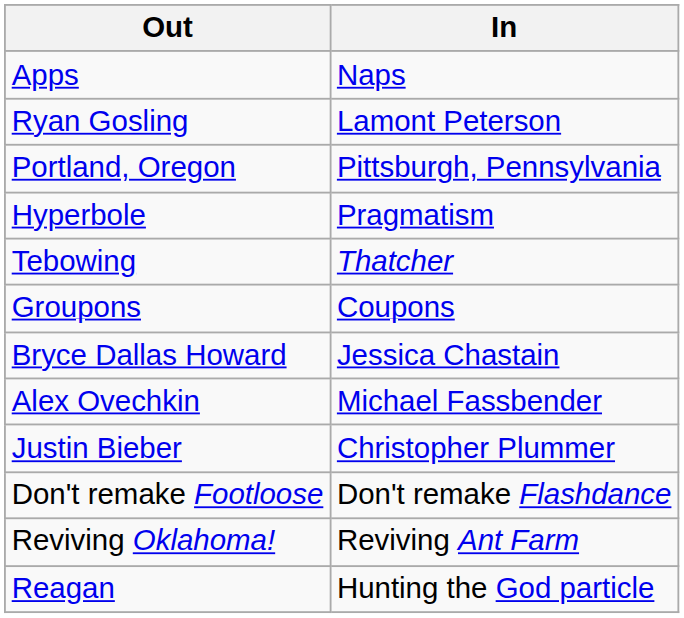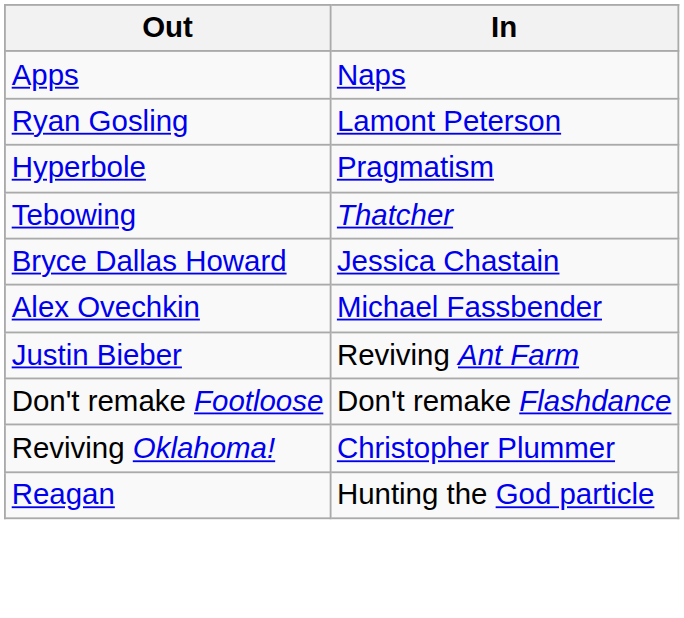- row: (124, 167)
- row: (76, 307)
(476, 448) Christopher Plummer -> (458, 354) Reviving Ant Farm
(458, 541) Reviving Ant Farm -> (476, 448) Christopher Plummer
